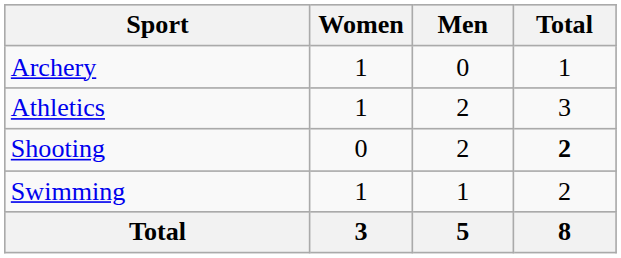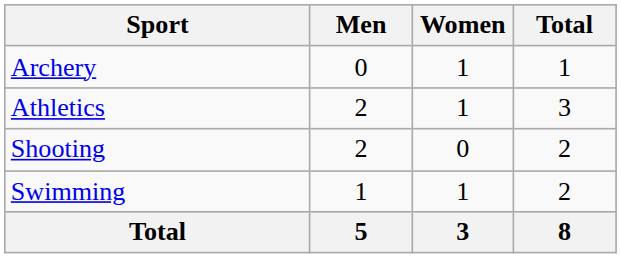columns swapped: (463, 25) <-> (361, 25)
(564, 149) bold -> (564, 149) normal
